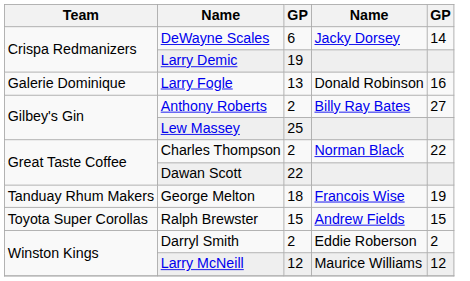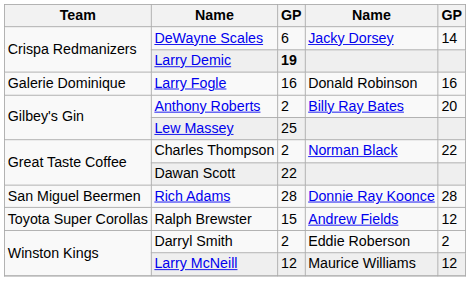(295, 60) normal -> (289, 60) bold
(295, 83) 13 -> (289, 83) 16
(438, 106) 27 -> (449, 106) 20
+ row: (192, 196)
- row: (208, 196)
(438, 219) 15 -> (449, 219) 12
